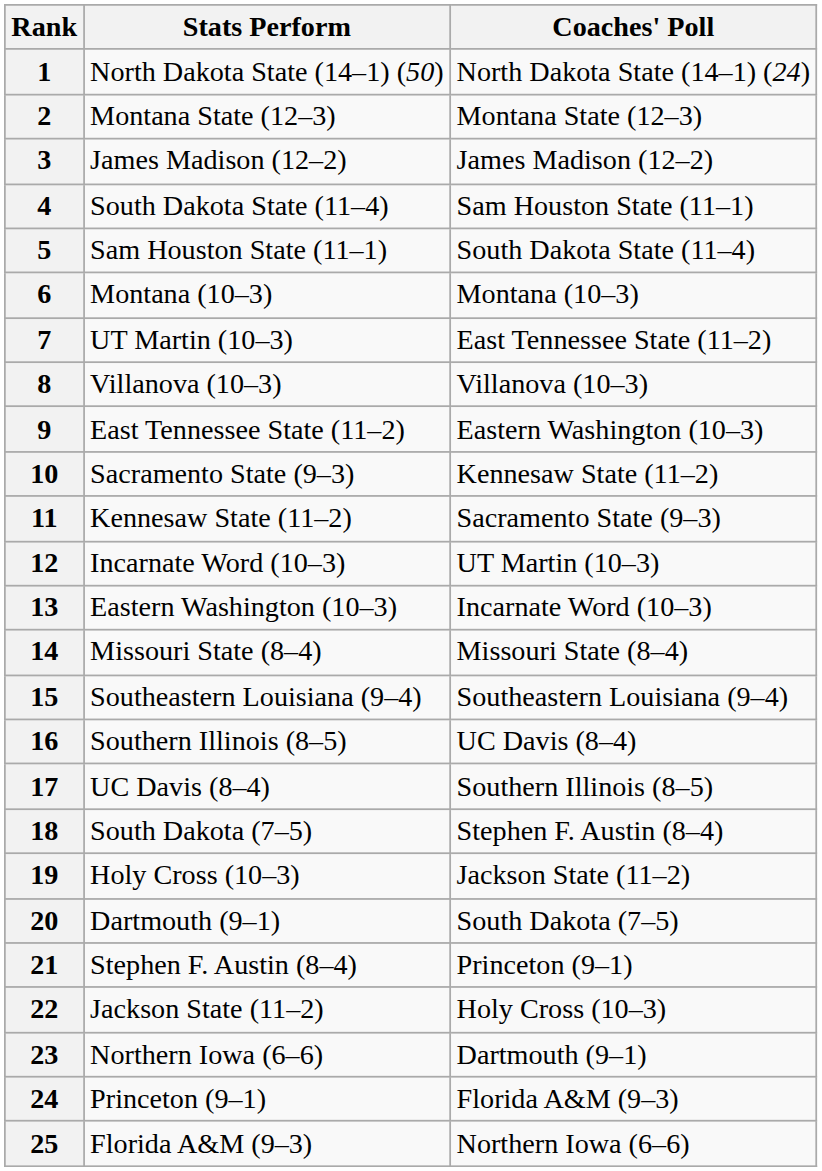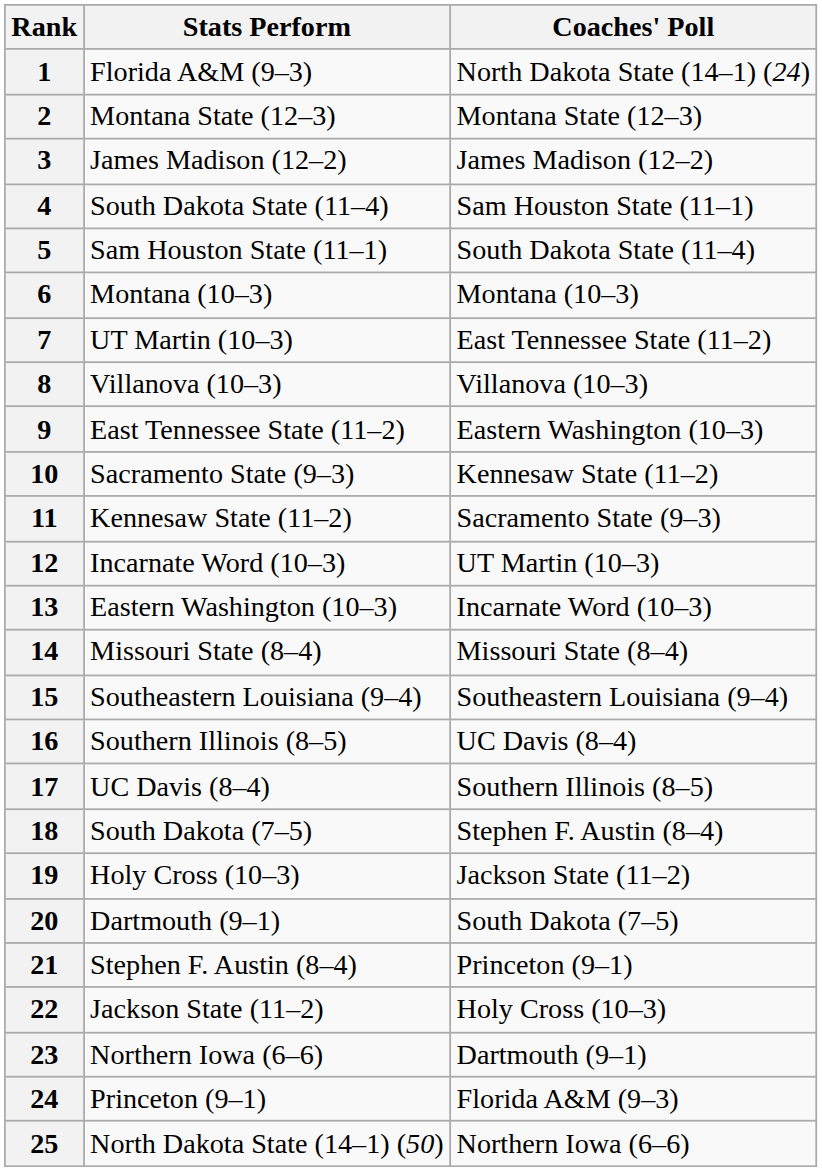(267, 71) North Dakota State (14–1) (50) -> (201, 71) Florida A&M (9–3)
(201, 1143) Florida A&M (9–3) -> (267, 1143) North Dakota State (14–1) (50)
